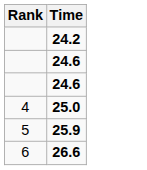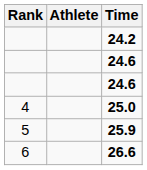+ column: (74, 15)
